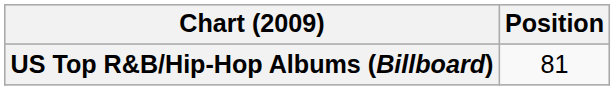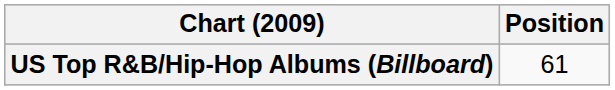(555, 64) 81 -> (555, 64) 61
